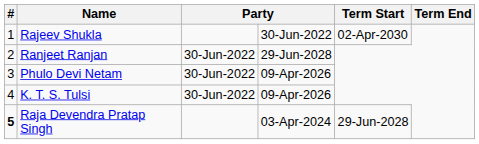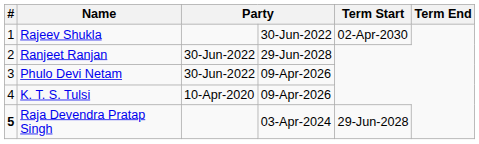(219, 94) 30-Jun-2022 -> (219, 94) 10-Apr-2020
